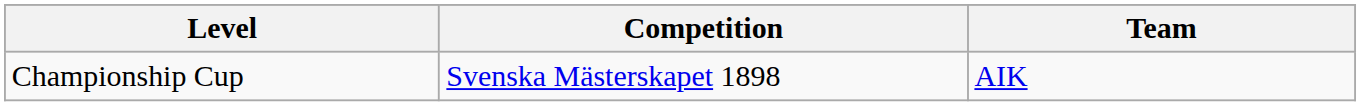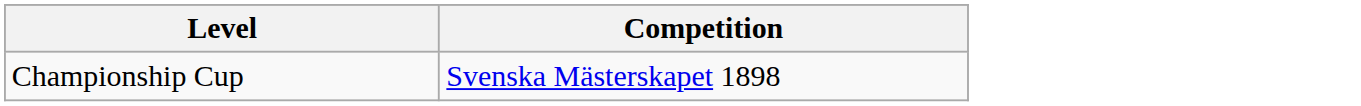- column: (1161, 28)
